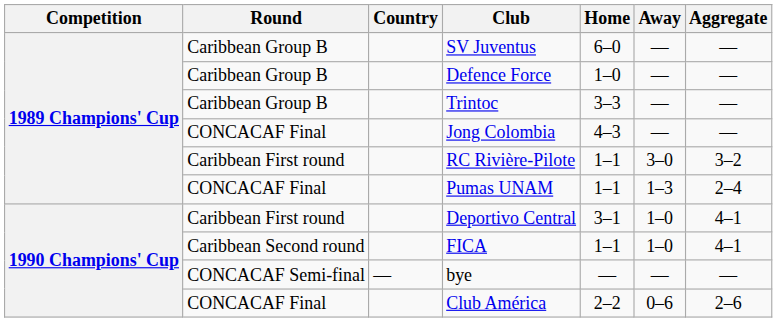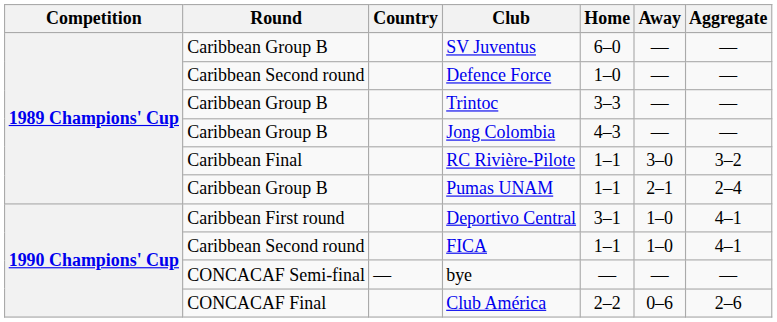(257, 75) Caribbean Group B -> (276, 75) Caribbean Second round
(257, 132) CONCACAF Final -> (257, 132) Caribbean Group B
(266, 160) Caribbean First round -> (245, 160) Caribbean Final
(257, 189) CONCACAF Final -> (257, 189) Caribbean Group B
(660, 189) 1–3 -> (660, 189) 2–1
